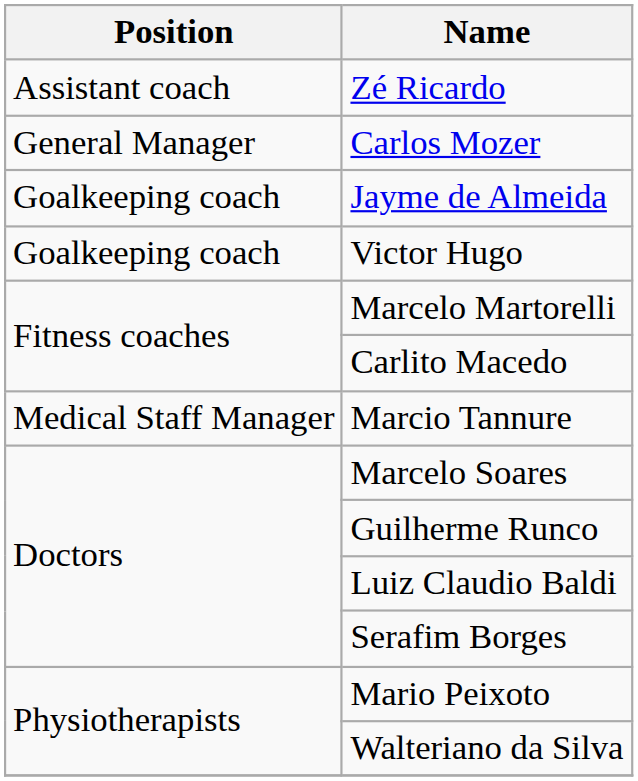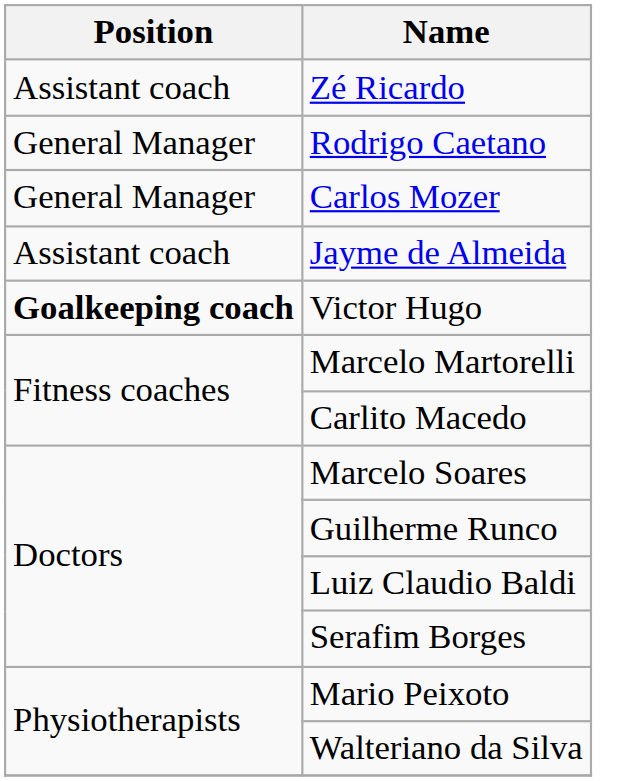+ row: (428, 142)
(147, 197) Goalkeeping coach -> (122, 252) Assistant coach
(147, 252) normal -> (153, 307) bold
- row: (461, 417)
